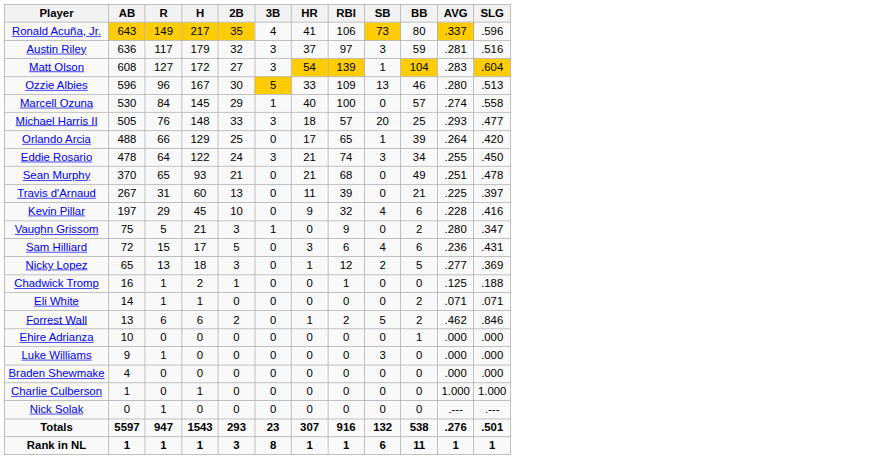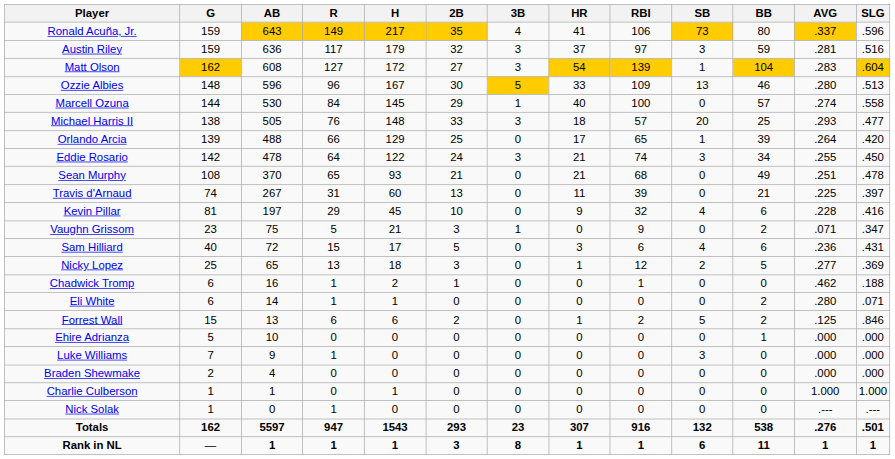+ column: (211, 13)
(456, 229) .280 -> (825, 229) .071
(456, 283) .125 -> (825, 283) .462
(456, 301) .071 -> (825, 301) .280
(456, 319) .462 -> (825, 319) .125
